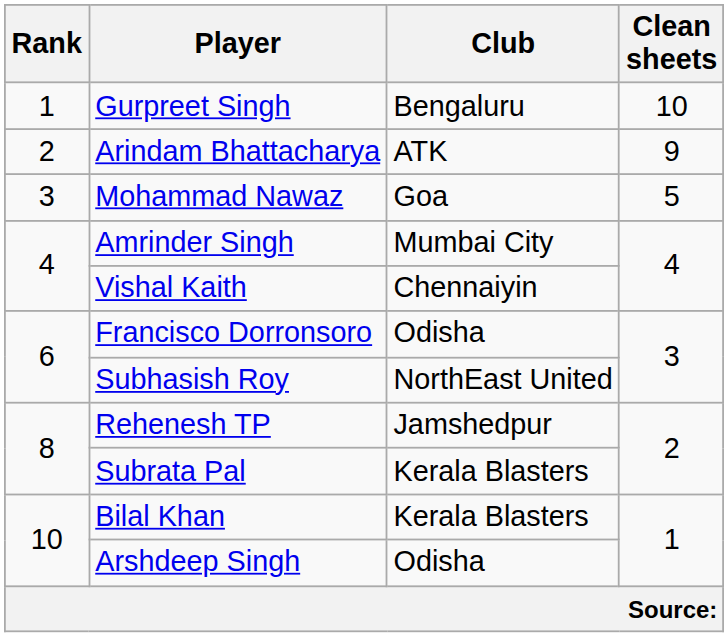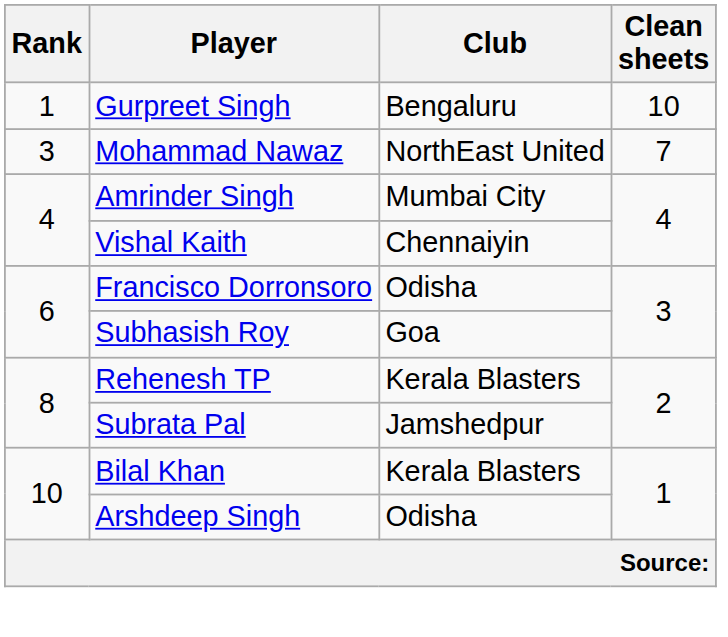- row: (238, 151)
(421, 196) Goa -> (495, 151) NorthEast United
(672, 196) 5 -> (664, 151) 7
(503, 379) NorthEast United -> (413, 333) Goa
(473, 425) Jamshedpur -> (483, 379) Kerala Blasters
(491, 470) Kerala Blasters -> (465, 425) Jamshedpur
